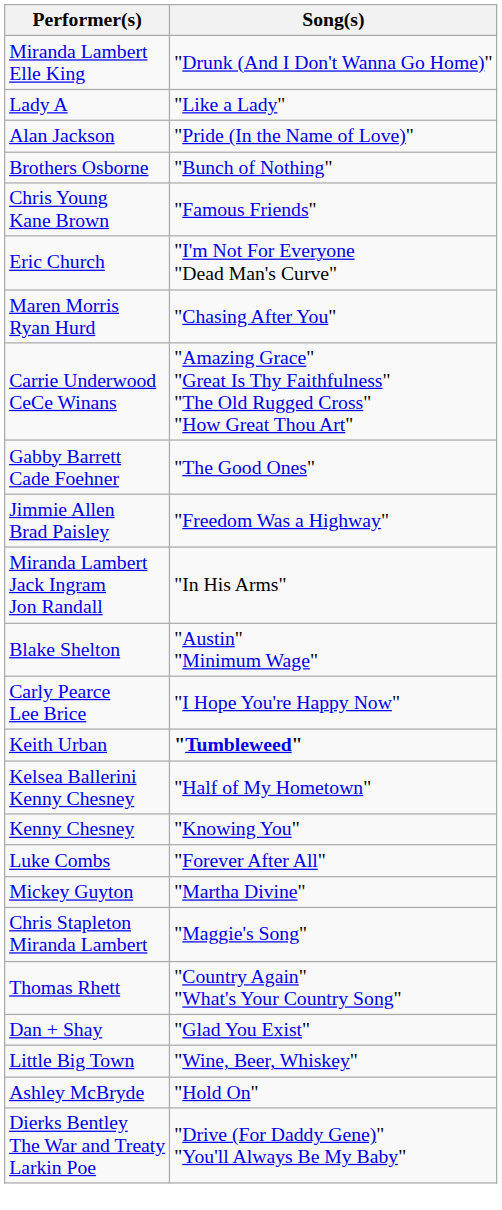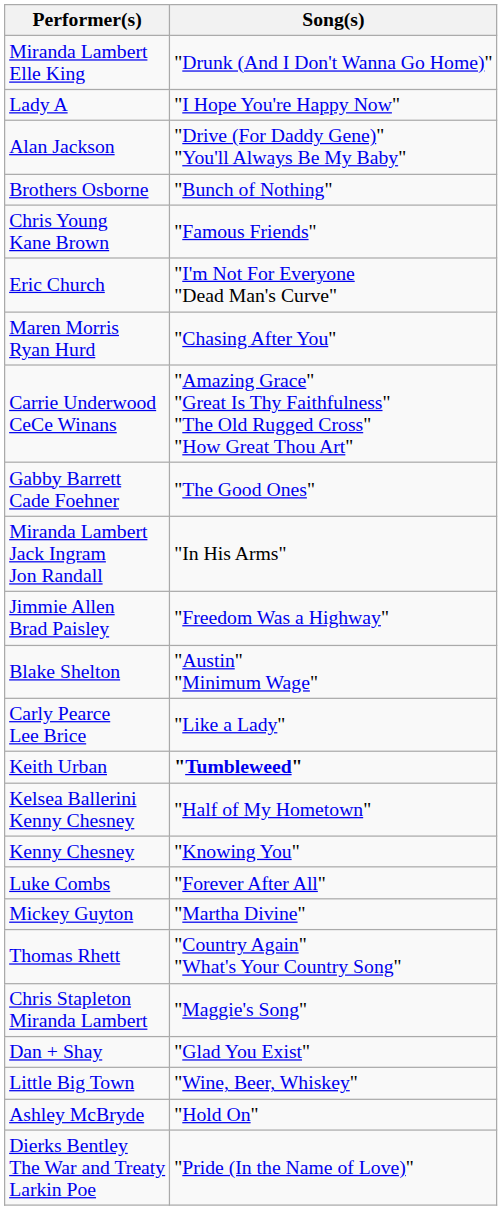(230, 104) "Like a Lady" -> (287, 104) "I Hope You're Happy Now"
(294, 135) "Pride (In the Name of Love)" -> (290, 146) "Drive (For Daddy Gene)" "You'll Always Be My Baby"
rows swapped: (62, 520) <-> (78, 584)
(287, 702) "I Hope You're Happy Now" -> (230, 724) "Like a Lady"
rows swapped: (65, 987) <-> (78, 934)
(290, 1145) "Drive (For Daddy Gene)" "You'll Always Be My Baby" -> (294, 1167) "Pride (In the Name of Love)"
